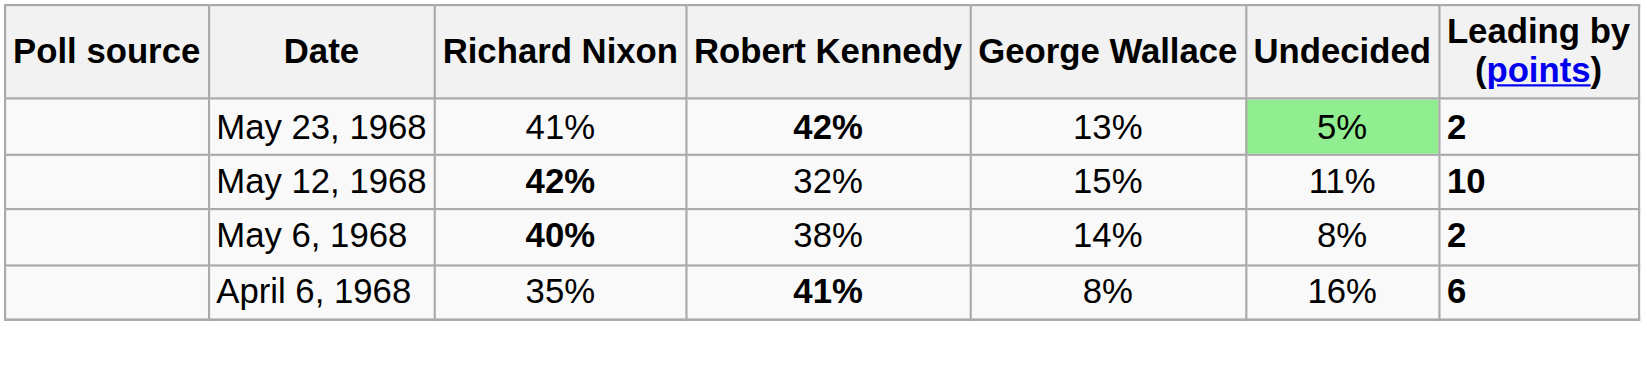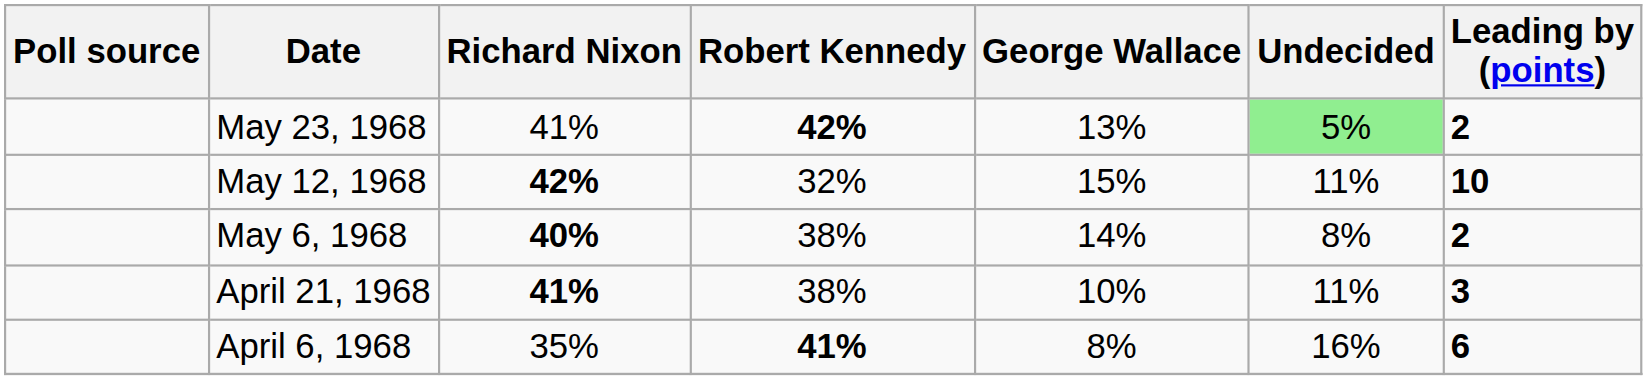+ row: (323, 291)
